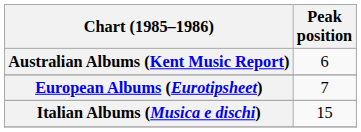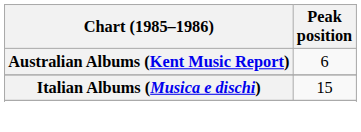- row: (149, 87)
